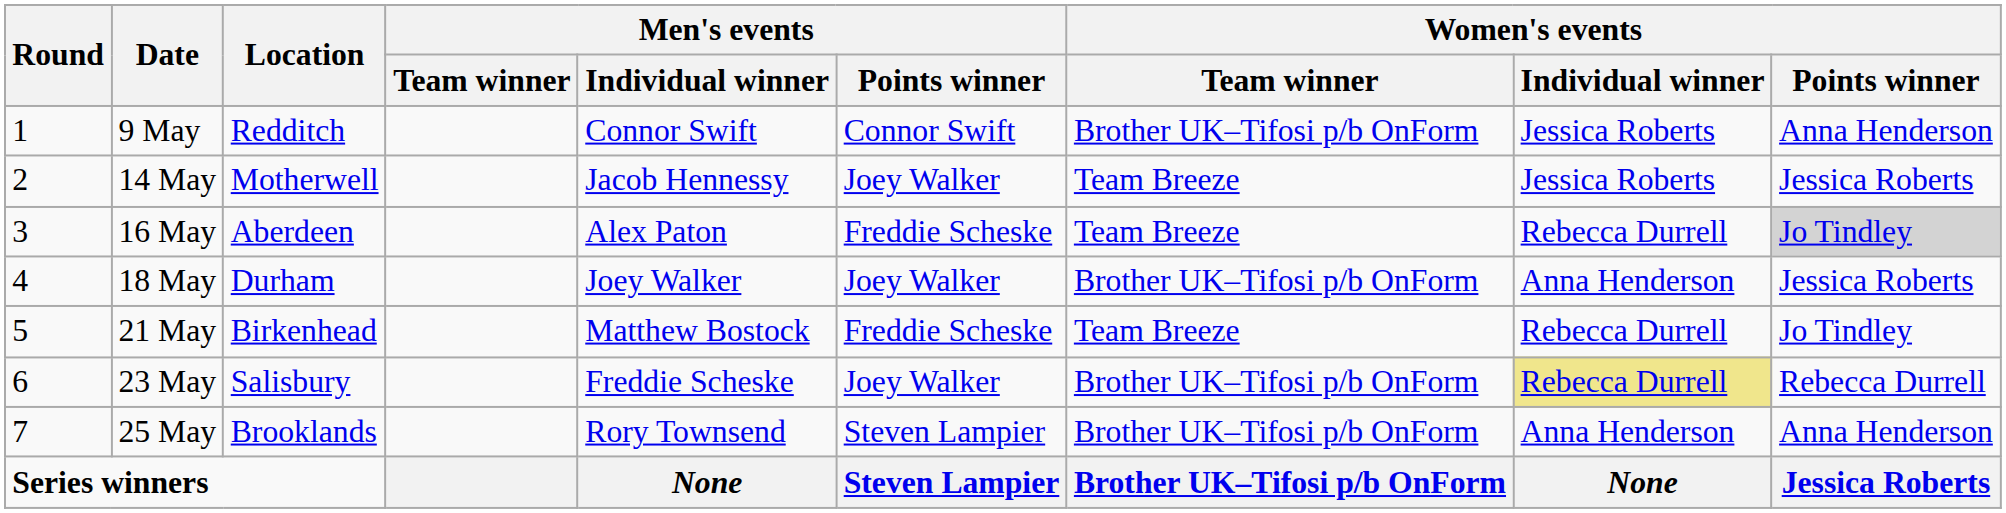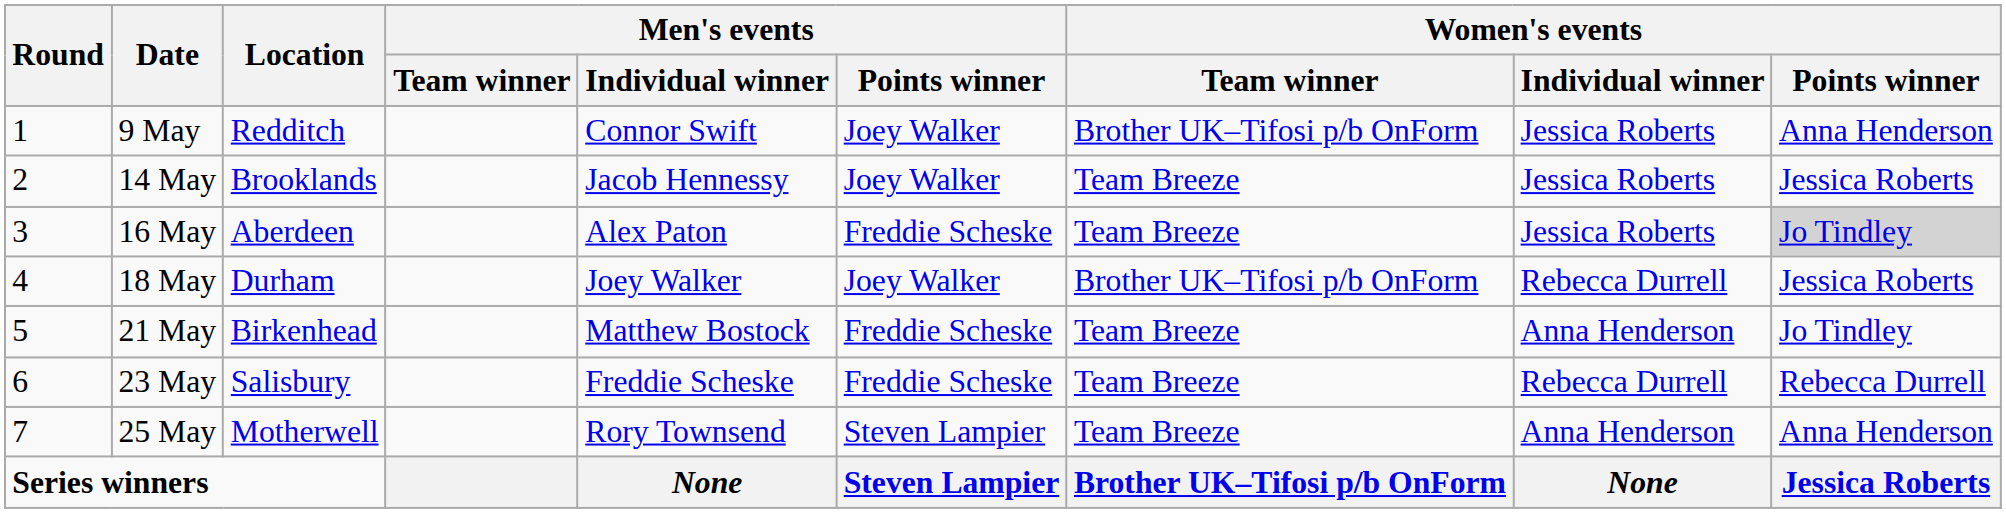(930, 130) Connor Swift -> (922, 130) Joey Walker
(305, 180) Motherwell -> (304, 180) Brooklands
(1624, 230) Rebecca Durrell -> (1618, 230) Jessica Roberts
(1628, 280) Anna Henderson -> (1624, 280) Rebecca Durrell
(1624, 331) Rebecca Durrell -> (1628, 331) Anna Henderson
(922, 381) Joey Walker -> (948, 381) Freddie Scheske
(1276, 381) Brother UK–Tifosi p/b OnForm -> (1157, 381) Team Breeze
(1624, 381) khaki background -> (1624, 381) no background
(304, 431) Brooklands -> (305, 431) Motherwell
(1276, 431) Brother UK–Tifosi p/b OnForm -> (1157, 431) Team Breeze
